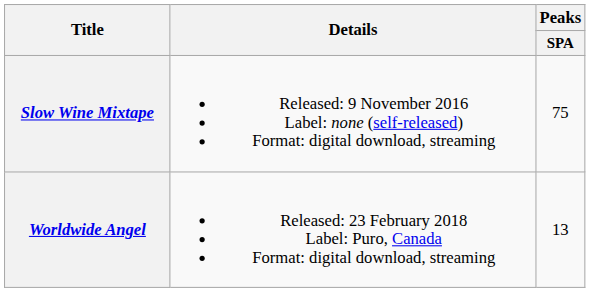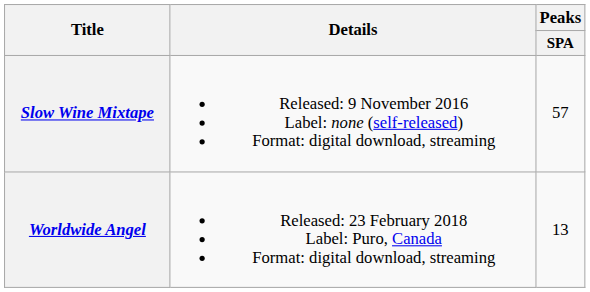(560, 113) 75 -> (560, 113) 57
